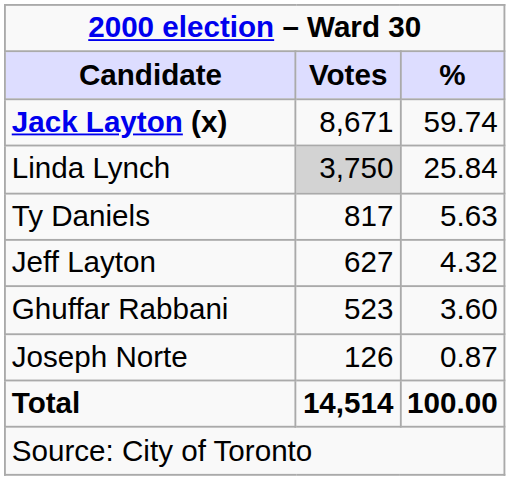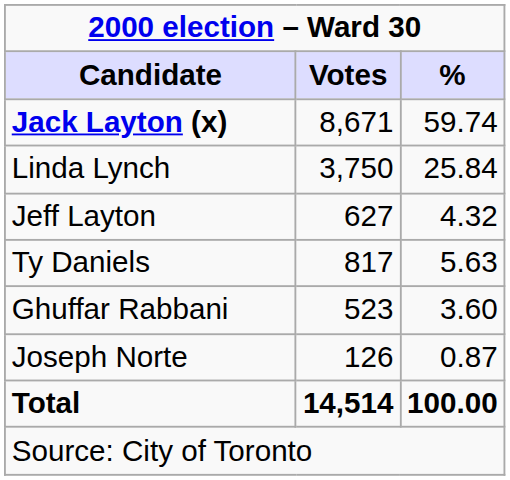(356, 168) lightgrey background -> (356, 168) no background
rows swapped: (81, 215) <-> (84, 262)
